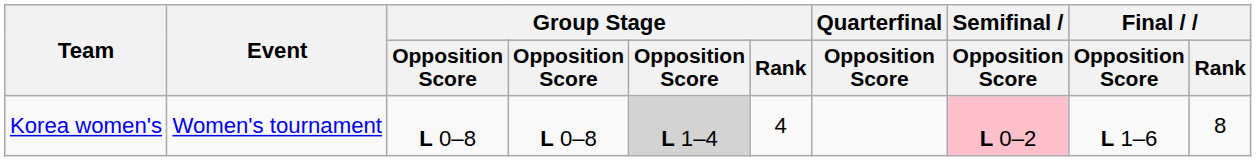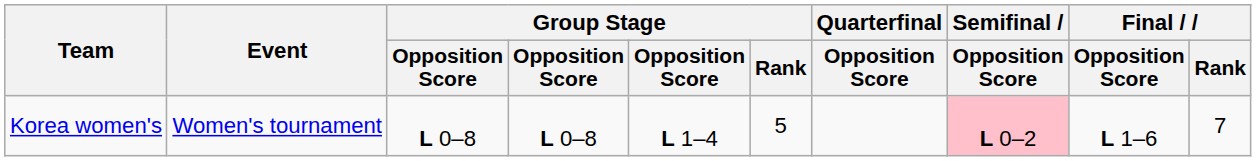(689, 139) lightgrey background -> (689, 139) no background
(781, 126) 4 -> (781, 126) 5
(1220, 126) 8 -> (1220, 126) 7
